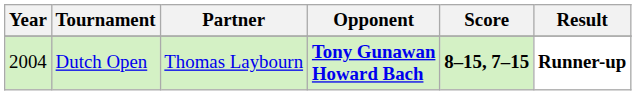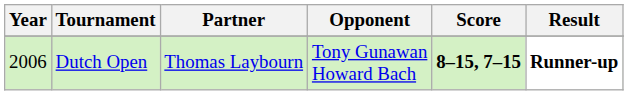(28, 62) 2004 -> (28, 62) 2006
(374, 62) bold -> (370, 62) normal
